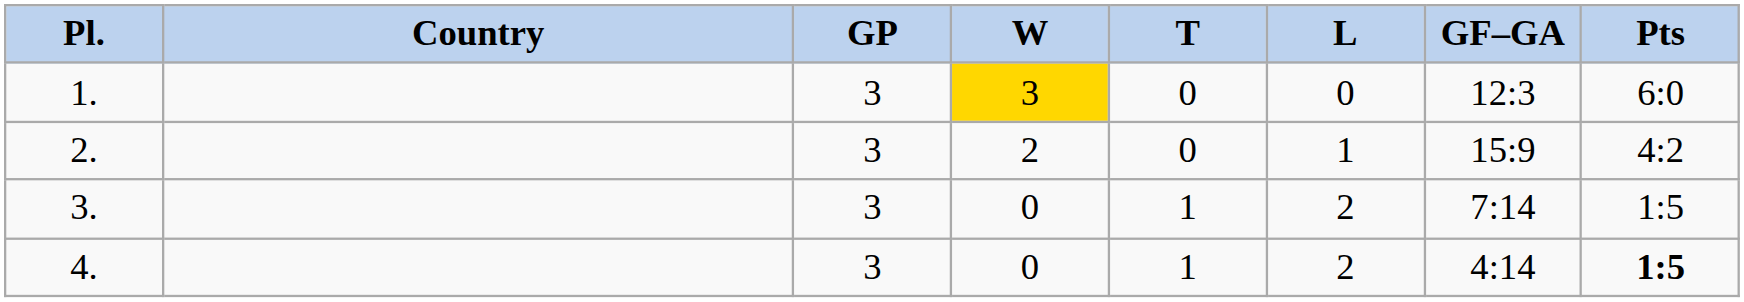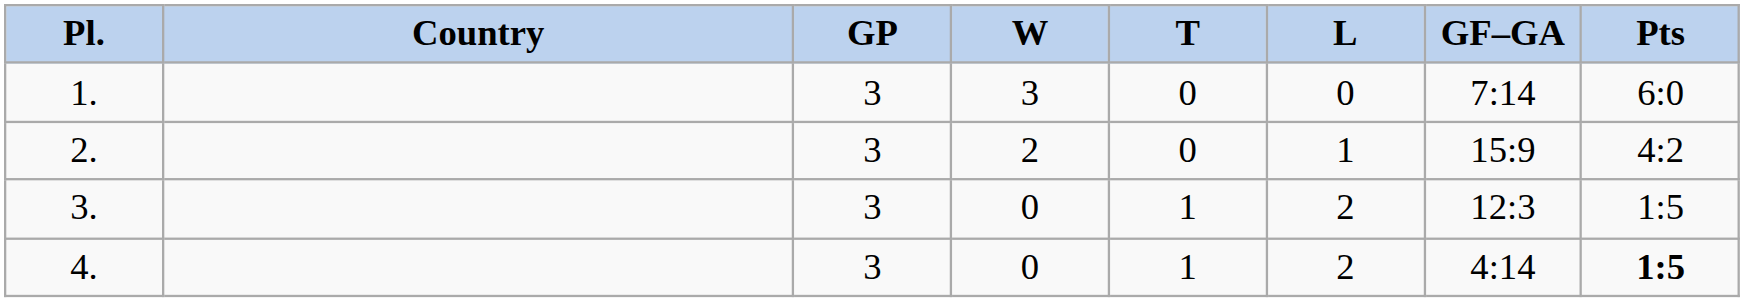(1030, 91) gold background -> (1030, 91) no background
(1503, 91) 12:3 -> (1503, 91) 7:14
(1503, 207) 7:14 -> (1503, 207) 12:3
